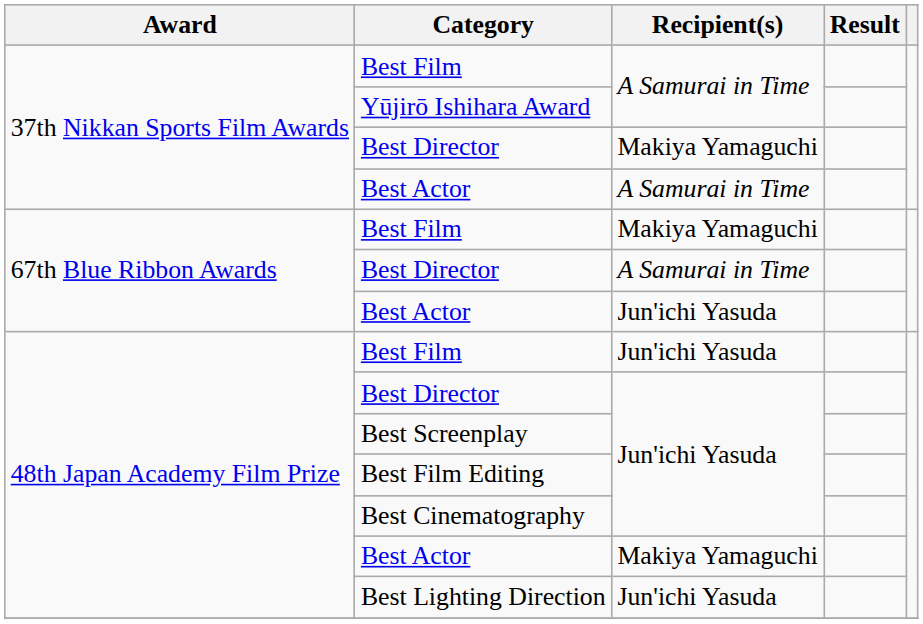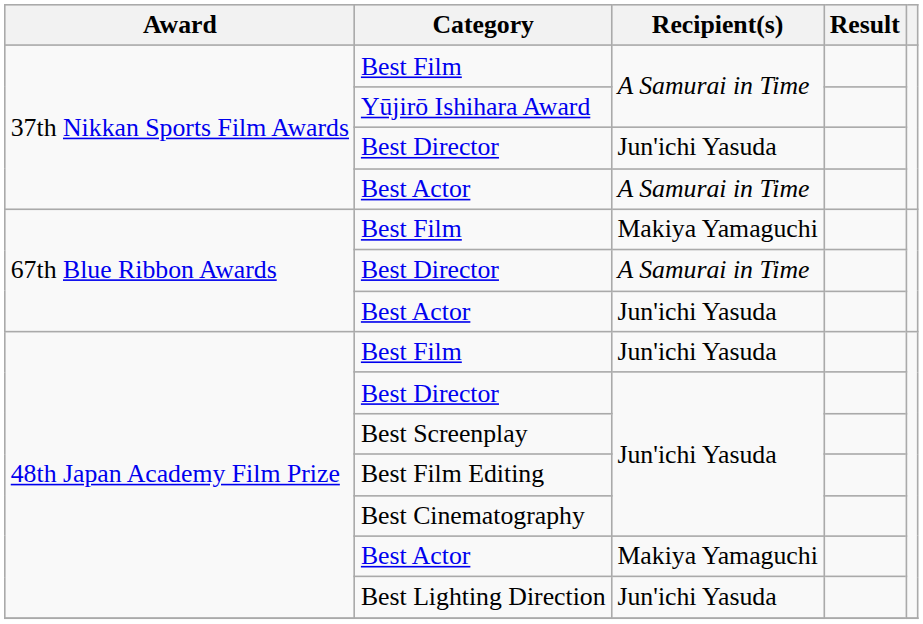(718, 147) Makiya Yamaguchi -> (697, 147) Jun'ichi Yasuda
